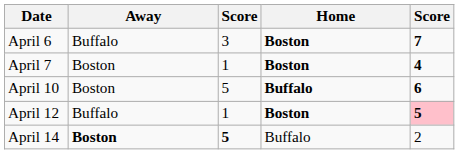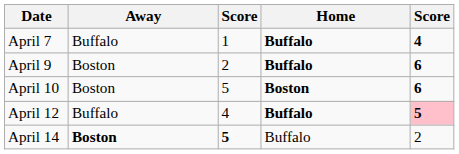- row: (30, 40)
(94, 64) Boston -> (95, 40) Buffalo
(287, 64) Boston -> (289, 40) Buffalo
+ row: (30, 64)
(289, 88) Buffalo -> (287, 88) Boston
(225, 112) 1 -> (225, 112) 4
(287, 112) Boston -> (289, 112) Buffalo
